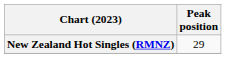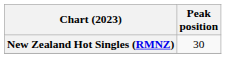(199, 44) 29 -> (199, 44) 30
